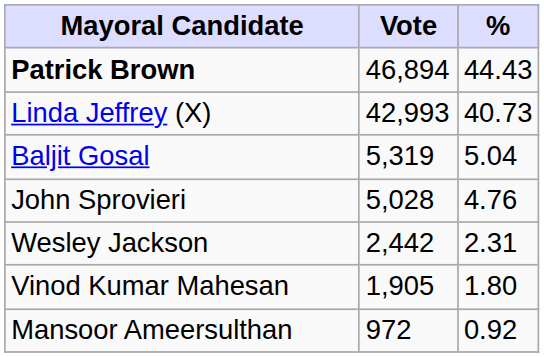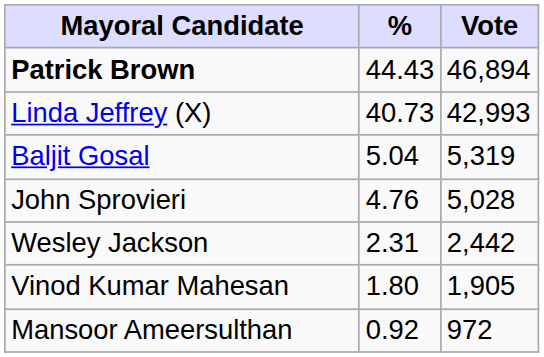columns swapped: (409, 26) <-> (498, 26)
